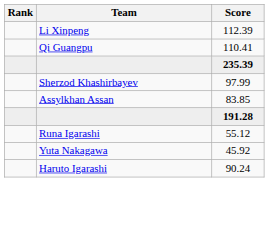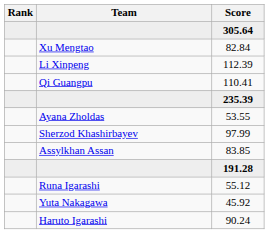+ row: (238, 30)
+ row: (238, 47)
+ row: (238, 116)
